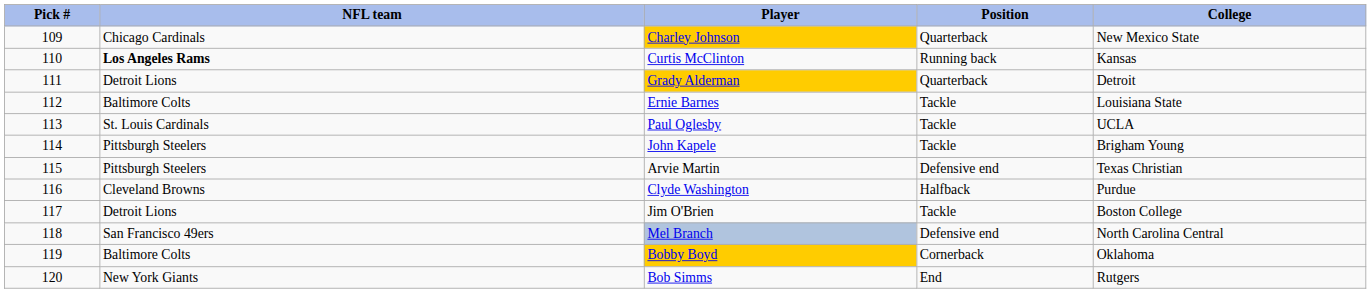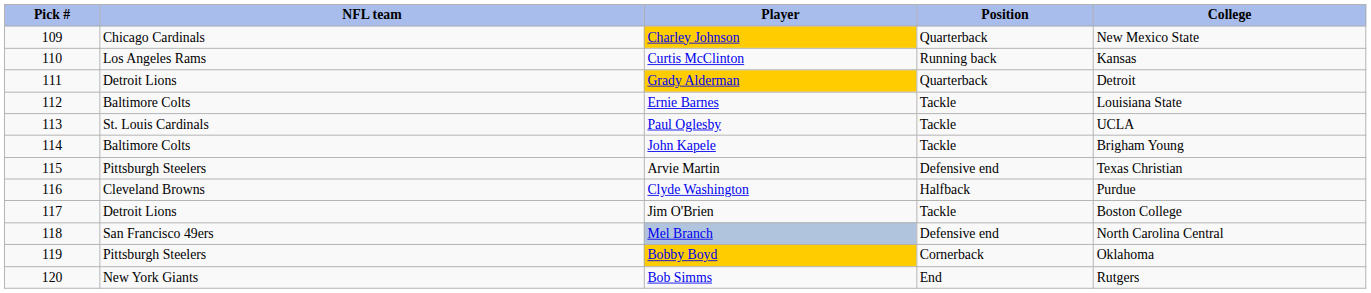(156, 59) bold -> (154, 59) normal
(155, 146) Pittsburgh Steelers -> (147, 146) Baltimore Colts
(147, 255) Baltimore Colts -> (155, 255) Pittsburgh Steelers
